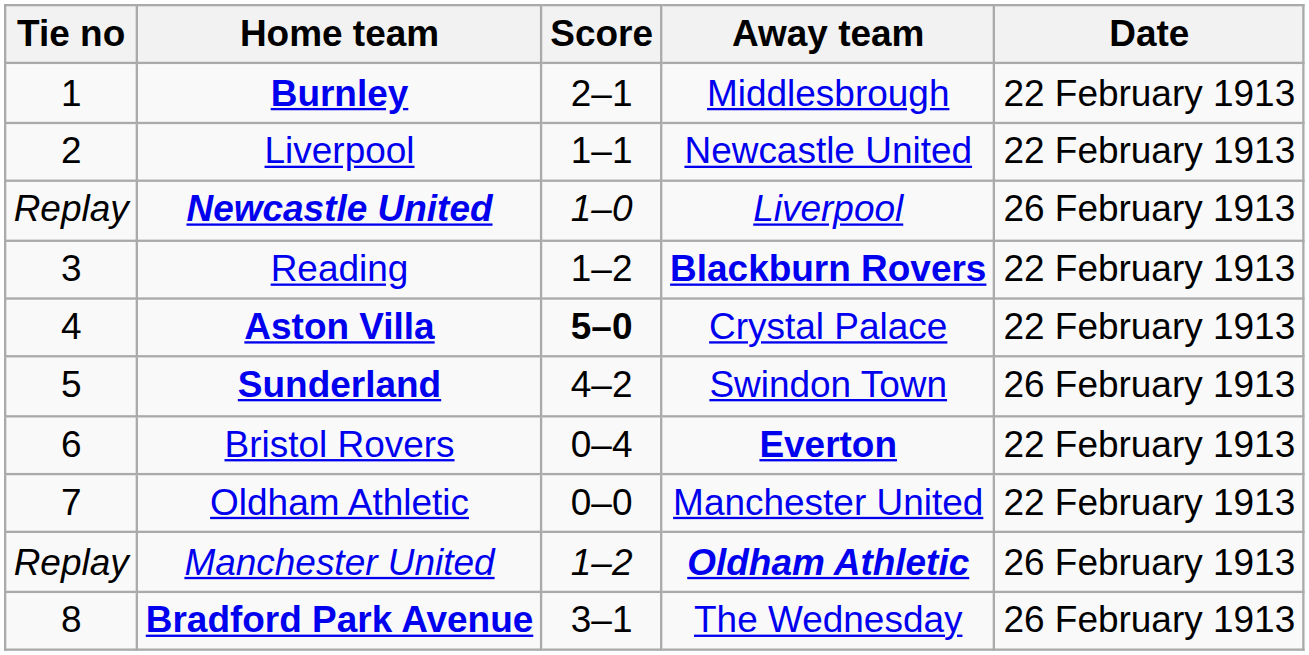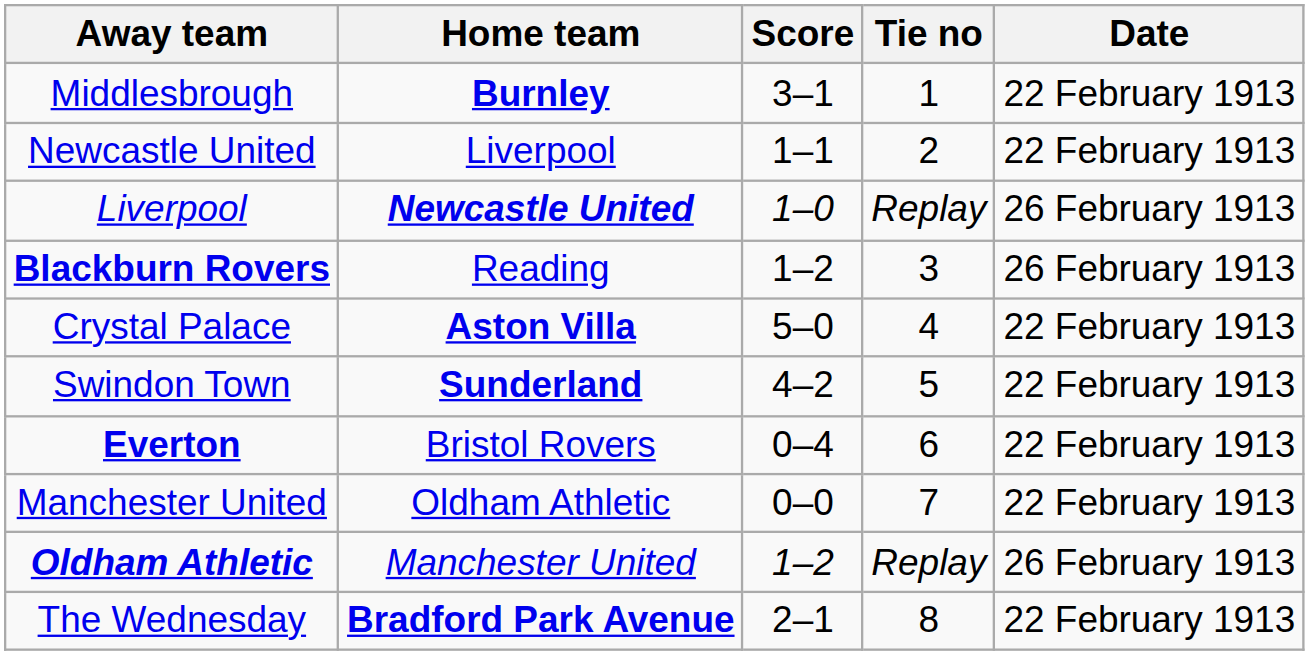columns swapped: (71, 33) <-> (828, 33)
(602, 92) 2–1 -> (803, 92) 3–1
(1149, 268) 22 February 1913 -> (1149, 268) 26 February 1913
(602, 326) bold -> (803, 326) normal
(1149, 385) 26 February 1913 -> (1149, 385) 22 February 1913
(602, 619) 3–1 -> (803, 619) 2–1
(1149, 619) 26 February 1913 -> (1149, 619) 22 February 1913
